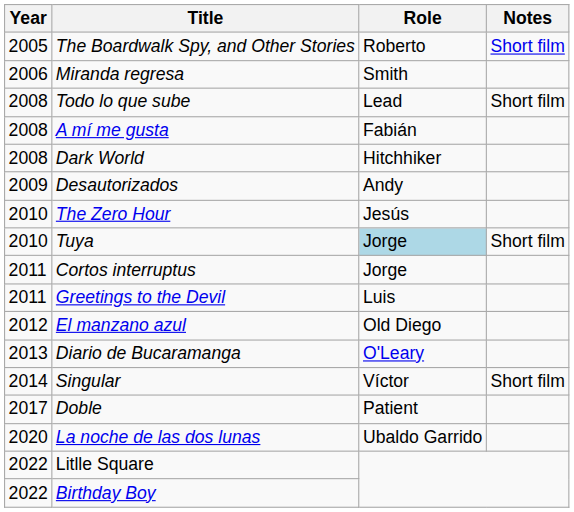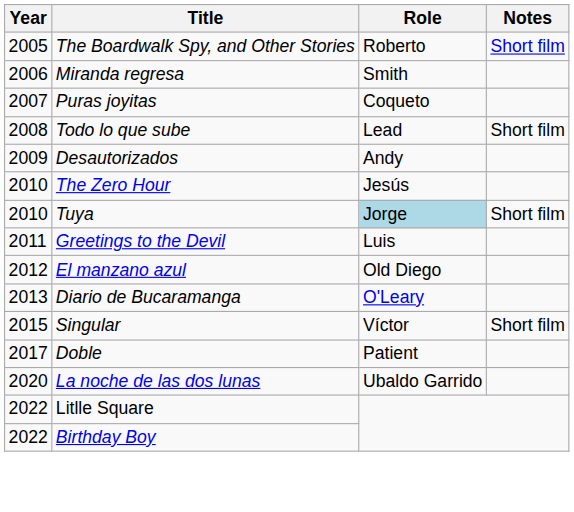+ row: (106, 102)
- row: (112, 130)
- row: (100, 158)
- row: (126, 269)
(28, 381) 2014 -> (28, 325) 2015
